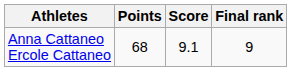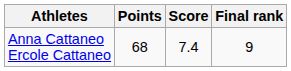(189, 47) 9.1 -> (189, 47) 7.4
